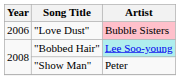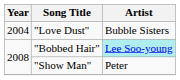(18, 30) 2006 -> (18, 30) 2004
(137, 30) pink background -> (137, 30) no background
